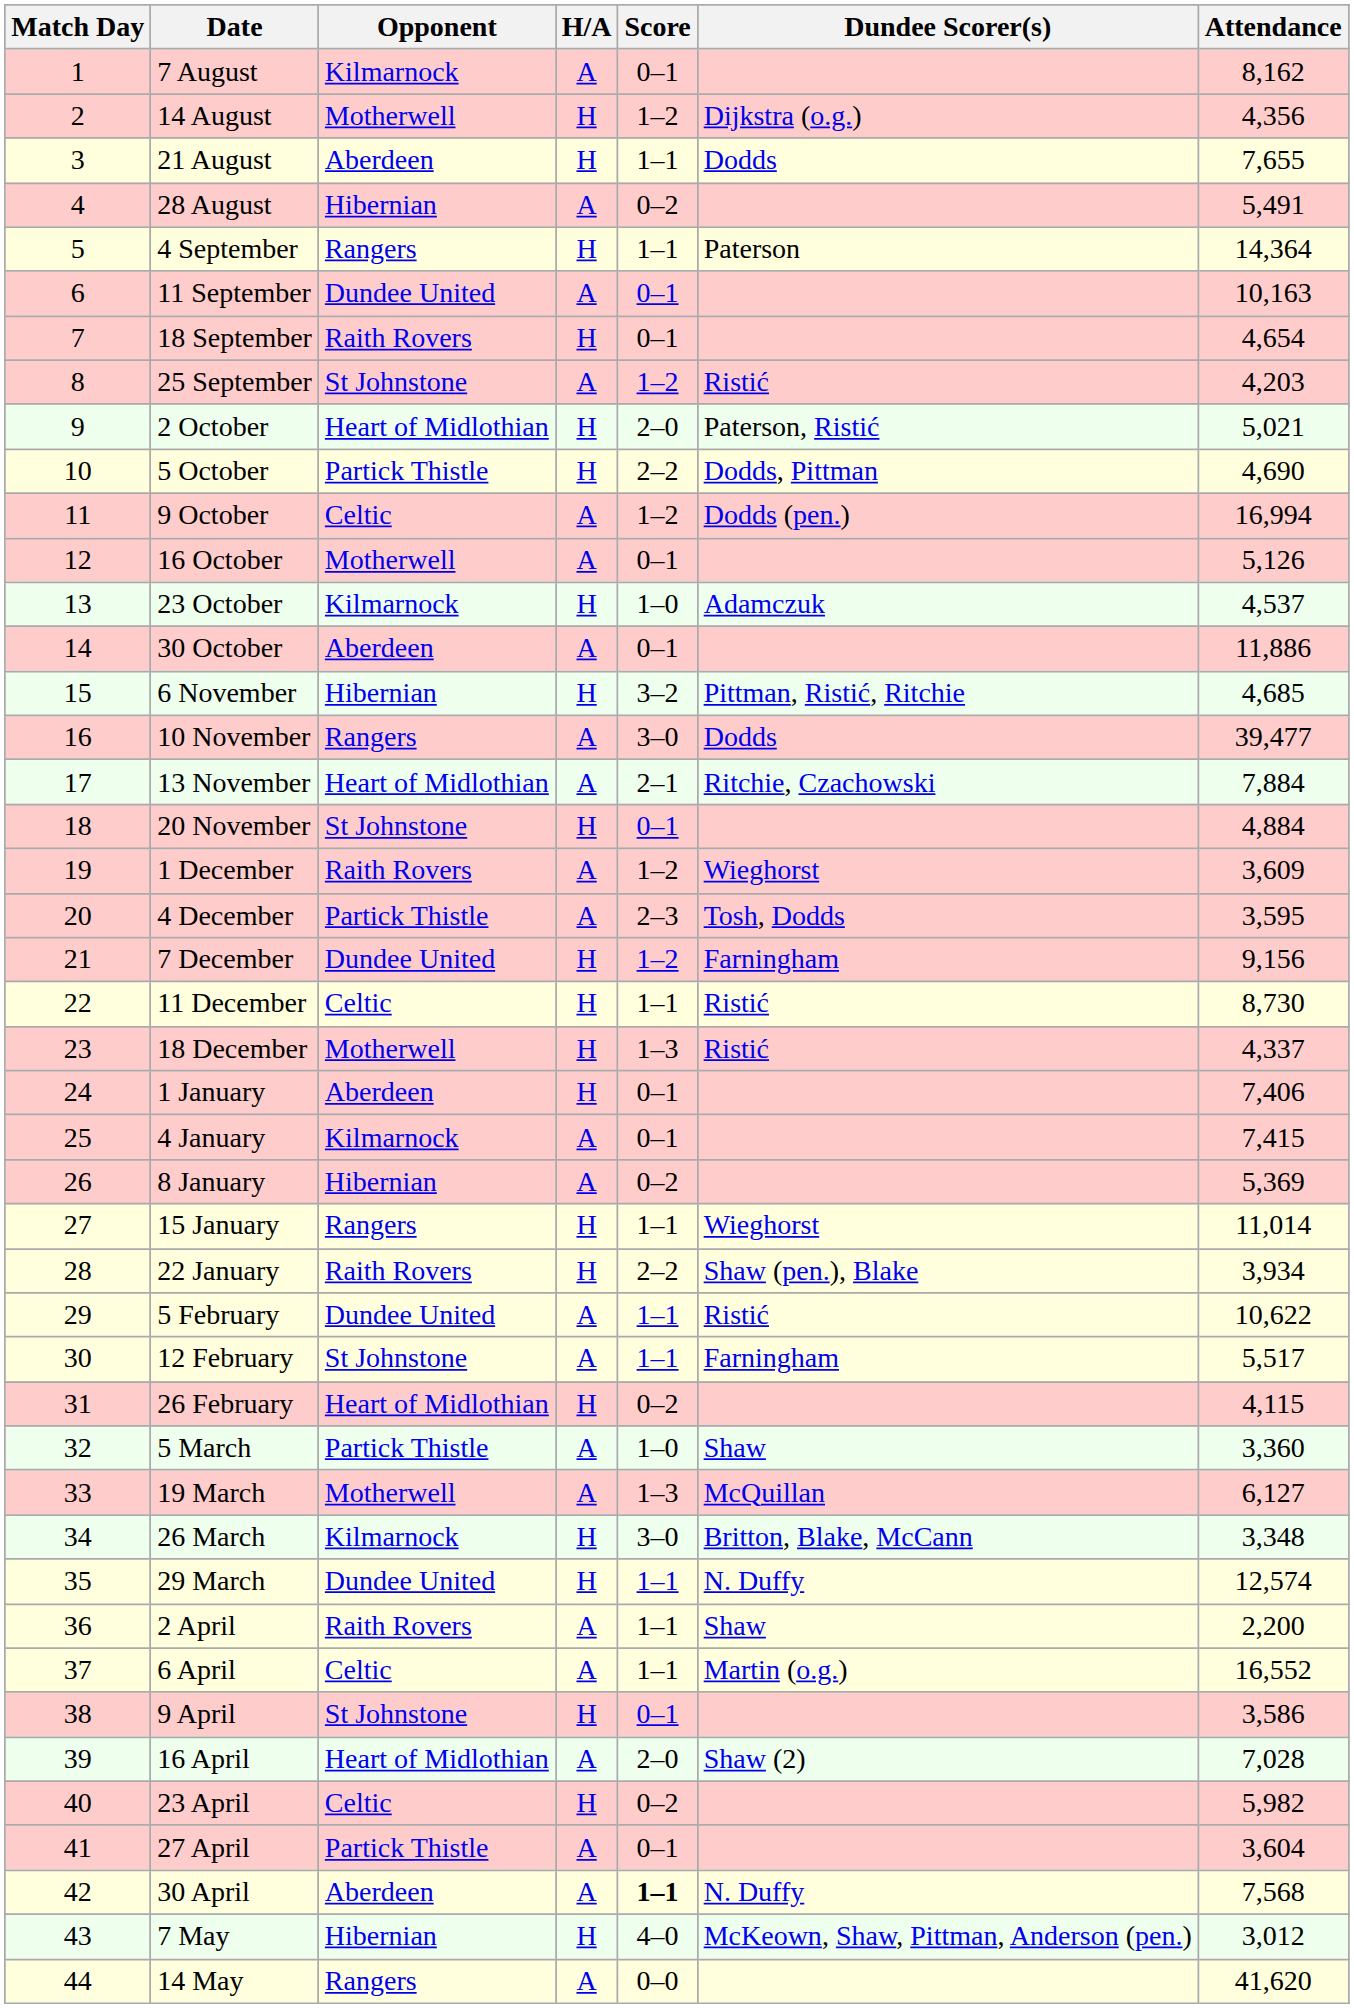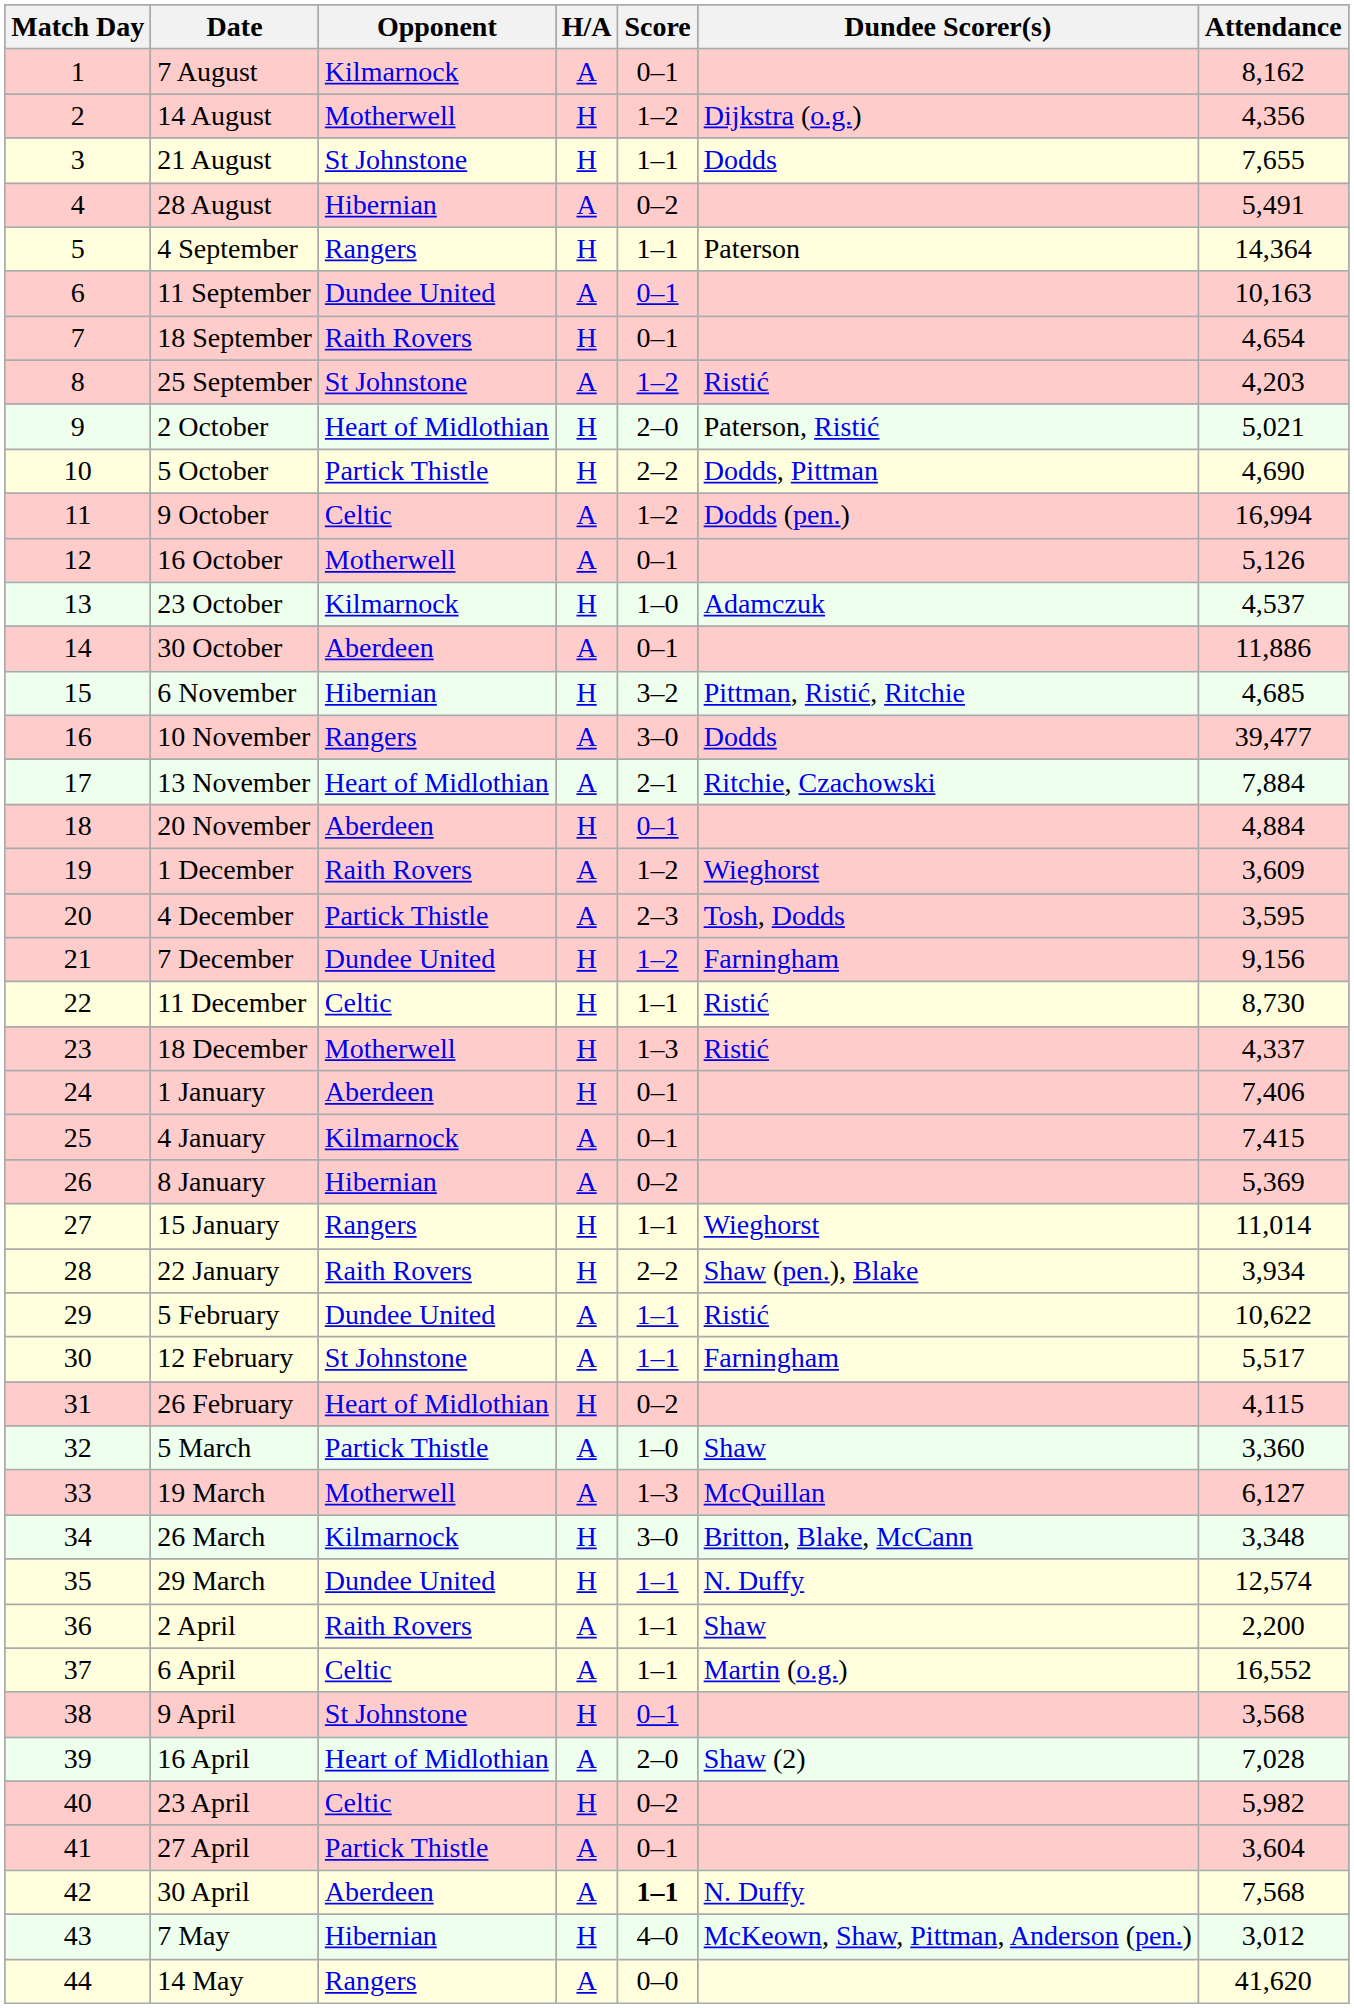(379, 159) Aberdeen -> (396, 159) St Johnstone
(396, 826) St Johnstone -> (379, 826) Aberdeen
(1273, 1714) 3,586 -> (1273, 1714) 3,568
